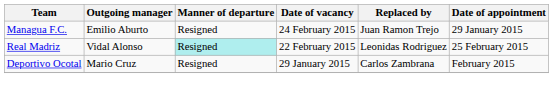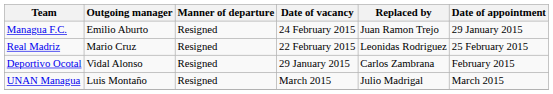(115, 47) Vidal Alonso -> (111, 47) Mario Cruz
(197, 47) paleturquoise background -> (197, 47) no background
(111, 64) Mario Cruz -> (115, 64) Vidal Alonso
+ row: (44, 81)
